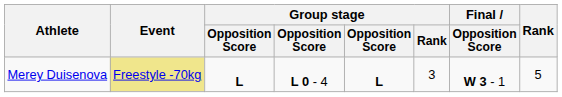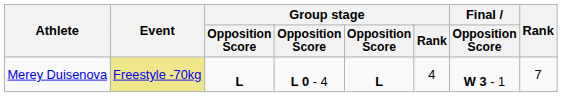(432, 75) 3 -> (432, 75) 4
(538, 75) 5 -> (538, 75) 7
